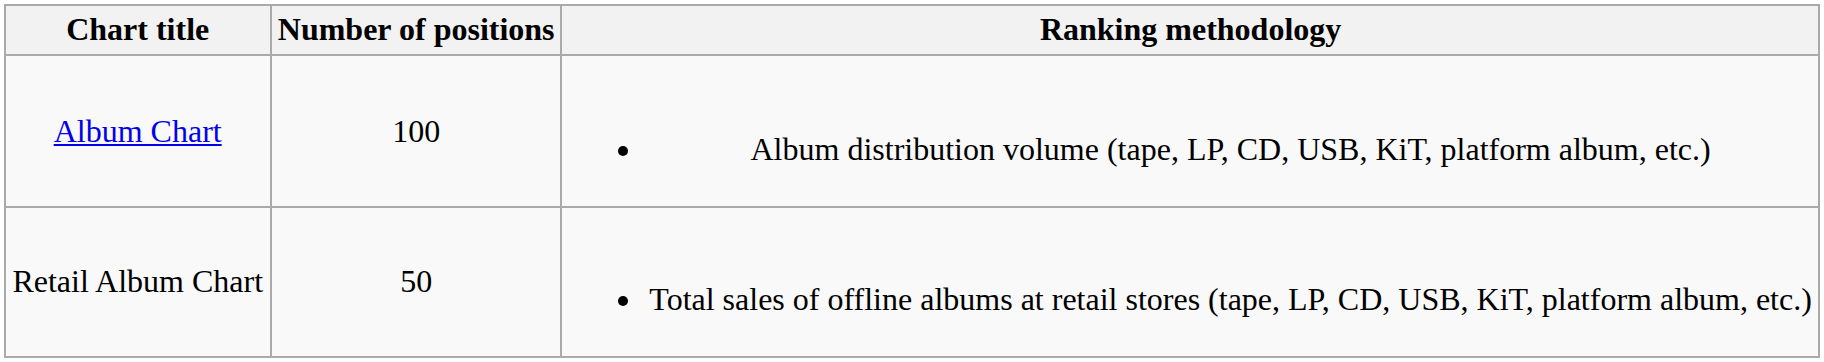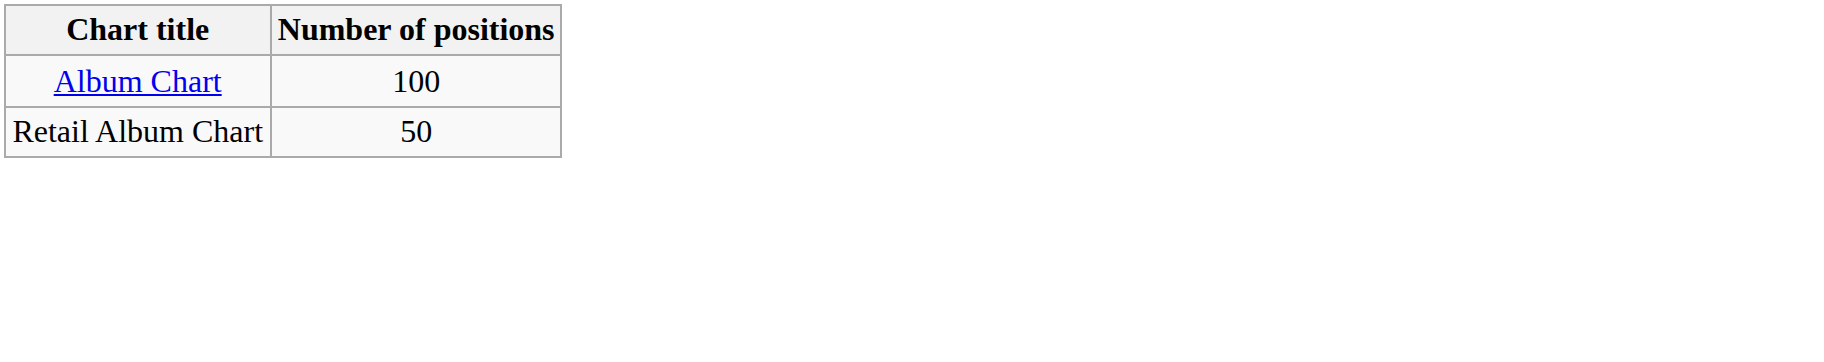- column: (1191, 29)
